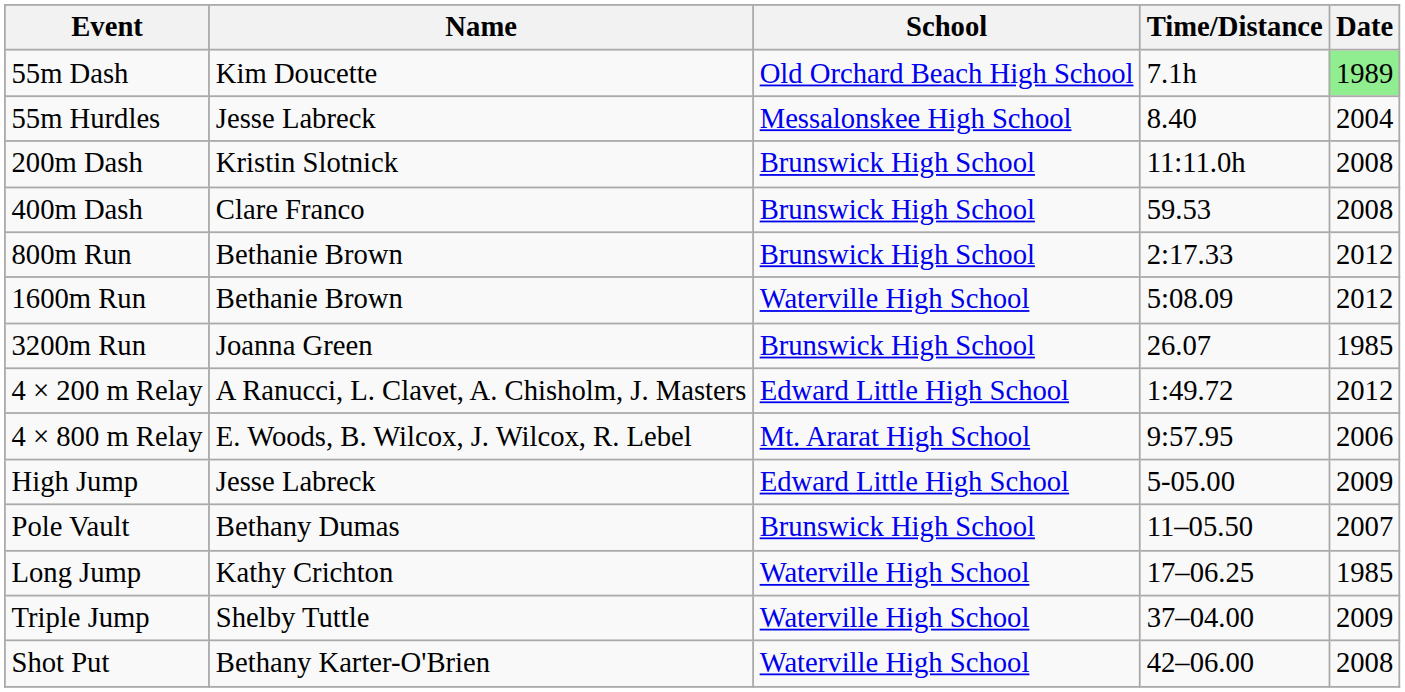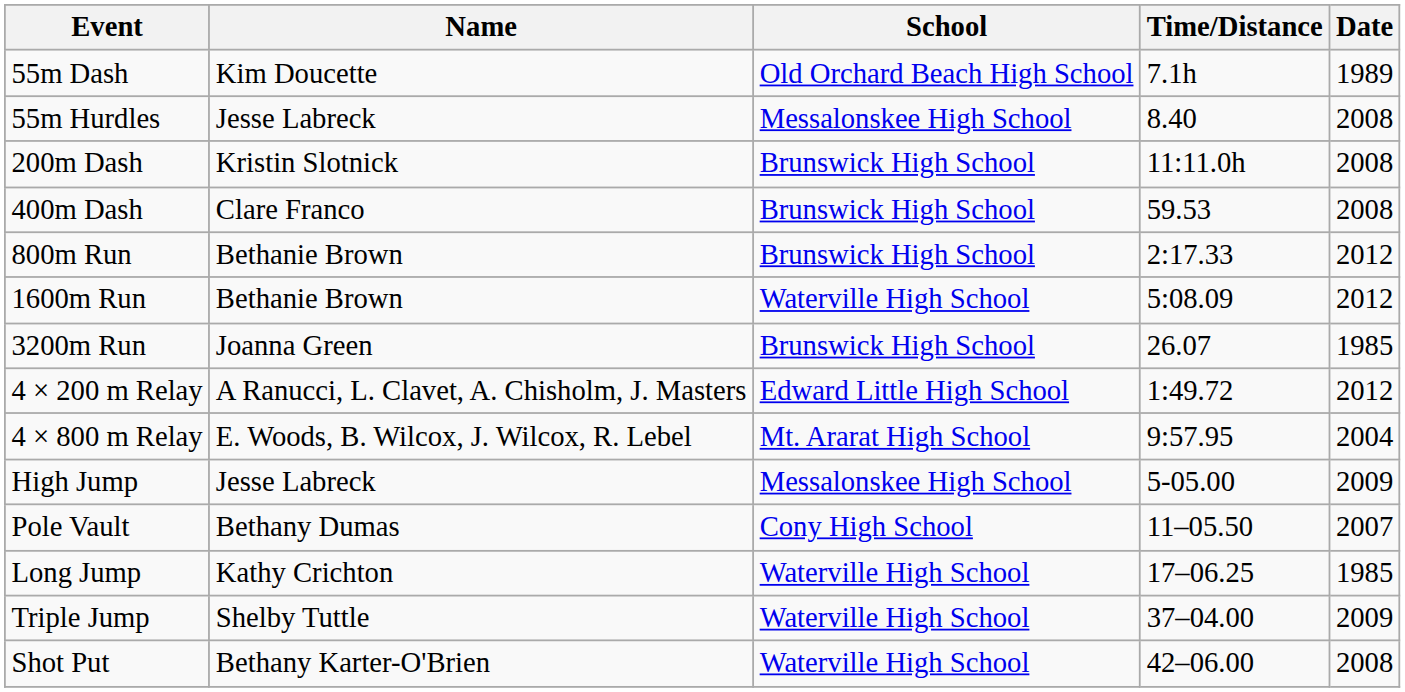(1365, 72) lightgreen background -> (1365, 72) no background
(1365, 118) 2004 -> (1365, 118) 2008
(1365, 436) 2006 -> (1365, 436) 2004
(914, 481) Edward Little High School -> (916, 481) Messalonskee High School
(897, 526) Brunswick High School -> (866, 526) Cony High School
